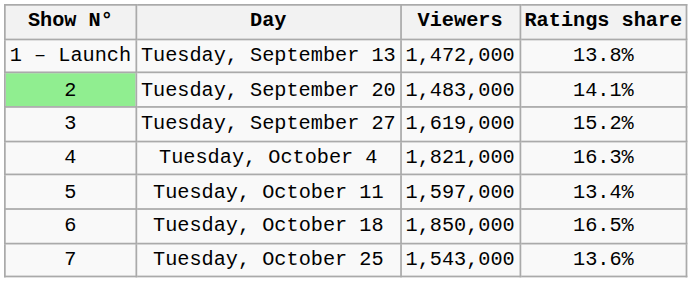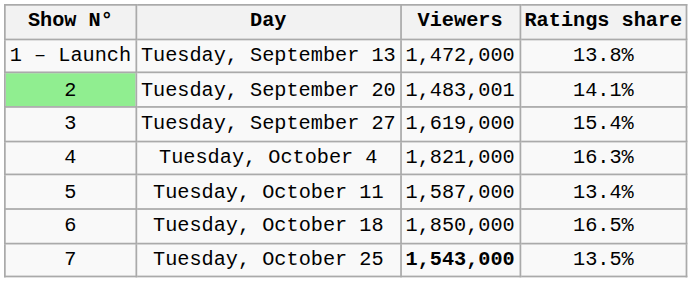(460, 90) 1,483,000 -> (460, 90) 1,483,001
(603, 124) 15.2% -> (603, 124) 15.4%
(460, 192) 1,597,000 -> (460, 192) 1,587,000
(460, 260) normal -> (460, 260) bold
(603, 260) 13.6% -> (603, 260) 13.5%
